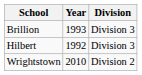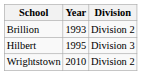(113, 29) Division 3 -> (113, 29) Division 2
(76, 45) 1992 -> (76, 45) 1995
